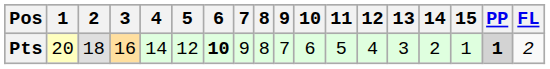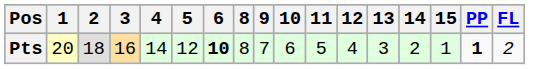- column: (244, 19)
(497, 48) lightgrey background -> (477, 48) no background
